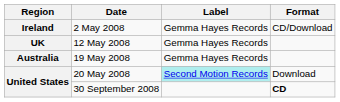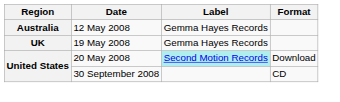- row: (99, 27)
(38, 43) UK -> (38, 27) Australia
(38, 58) Australia -> (38, 43) UK
(279, 89) bold -> (279, 74) normal
